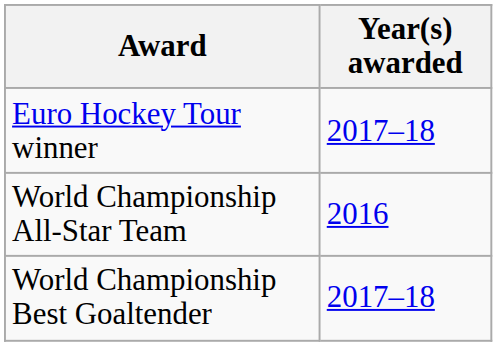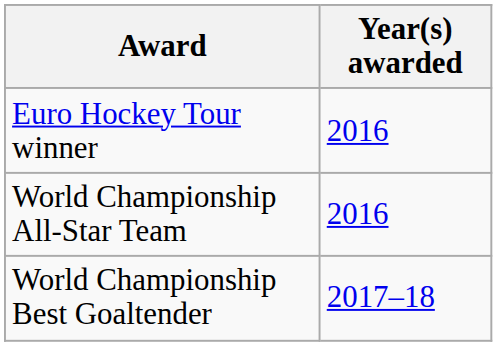(381, 130) 2017–18 -> (358, 130) 2016
